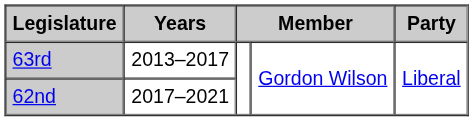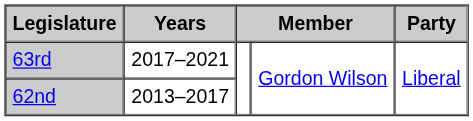(180, 60) 2013–2017 -> (180, 60) 2017–2021
(180, 96) 2017–2021 -> (180, 96) 2013–2017
